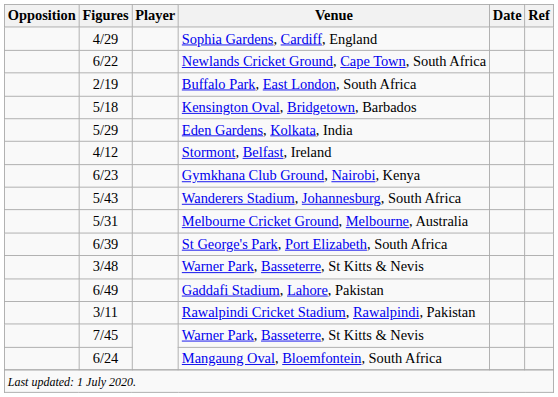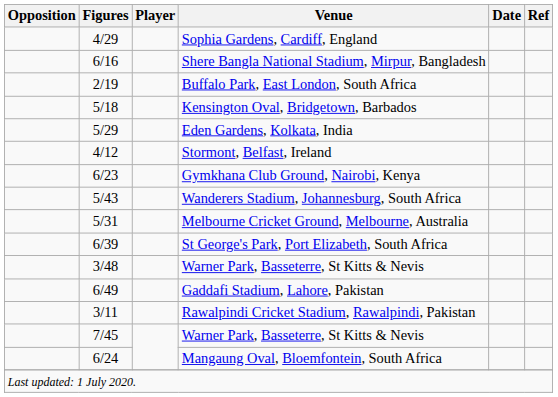- row: (106, 61)
+ row: (106, 61)
